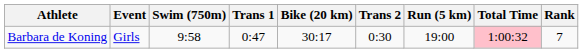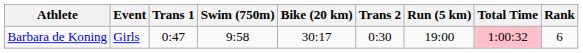columns swapped: (189, 15) <-> (253, 15)
(559, 37) 7 -> (559, 37) 6
